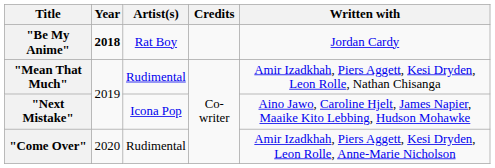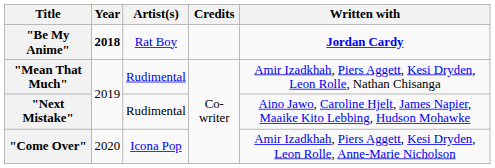(365, 42) normal -> (365, 42) bold
(156, 111) Icona Pop -> (156, 111) Rudimental
(156, 146) Rudimental -> (156, 146) Icona Pop
